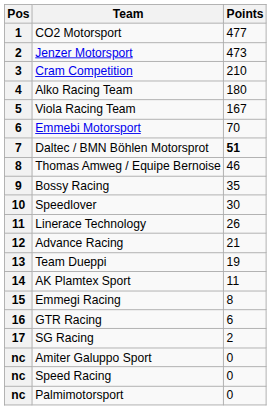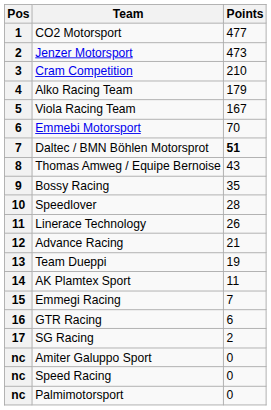(237, 90) 180 -> (237, 90) 179
(233, 166) 46 -> (233, 166) 43
(233, 204) 30 -> (233, 204) 28
(230, 300) 8 -> (230, 300) 7
